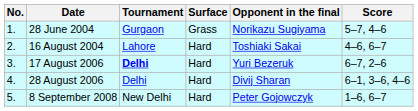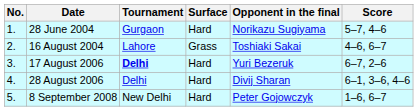(203, 30) Grass -> (200, 30) Hard
(200, 47) Hard -> (203, 47) Grass
